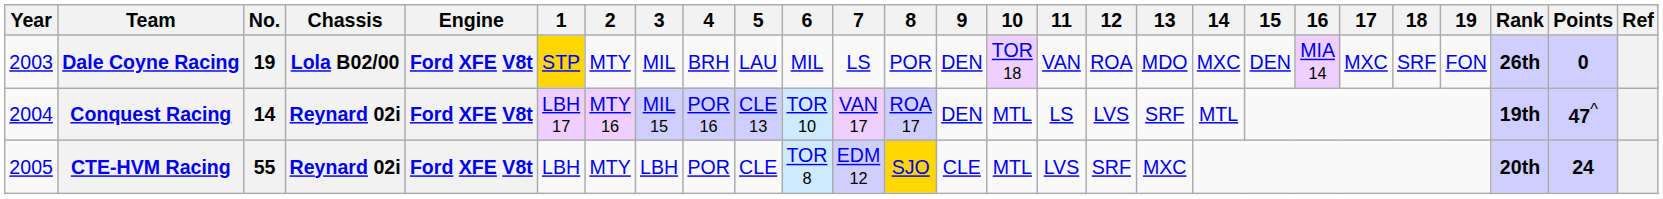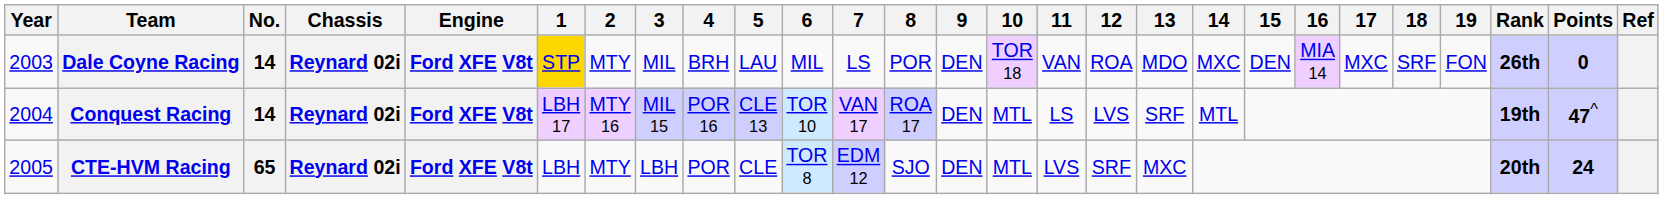(265, 61) 19 -> (265, 61) 14
(345, 61) Lola B02/00 -> (345, 61) Reynard 02i
(265, 166) 55 -> (265, 166) 65
(911, 166) gold background -> (911, 166) no background
(962, 166) CLE -> (962, 166) DEN
